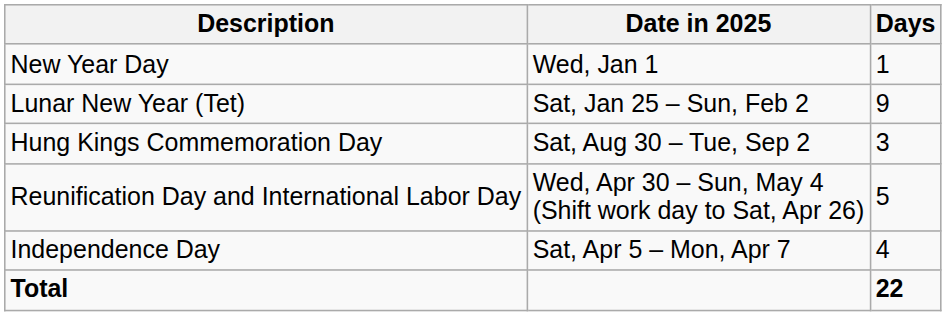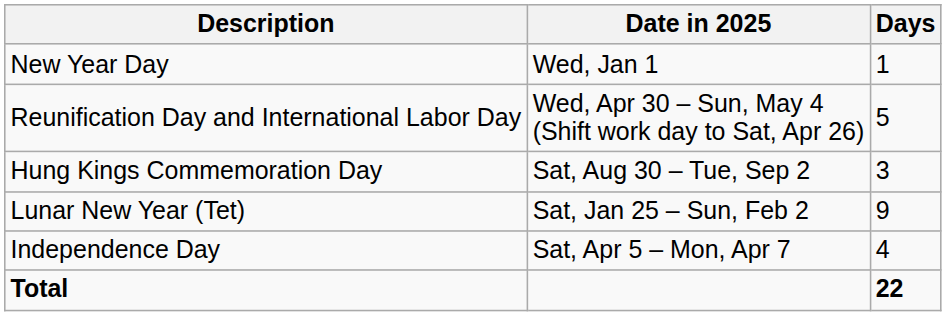rows swapped: (128, 103) <-> (266, 196)
